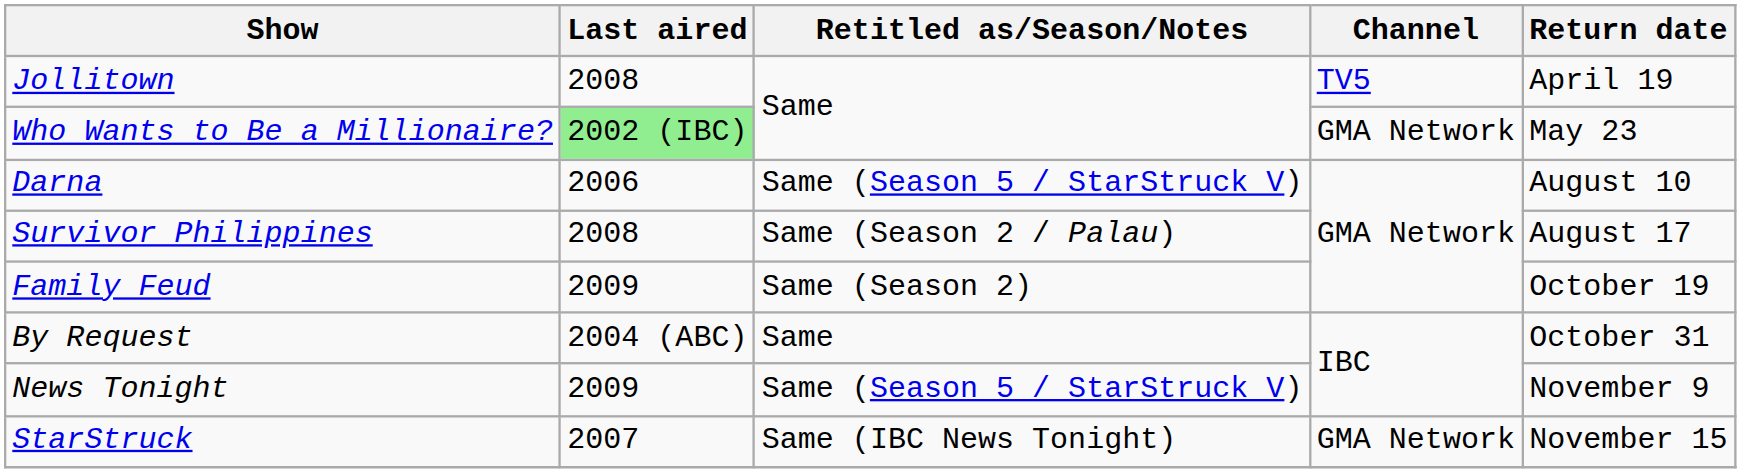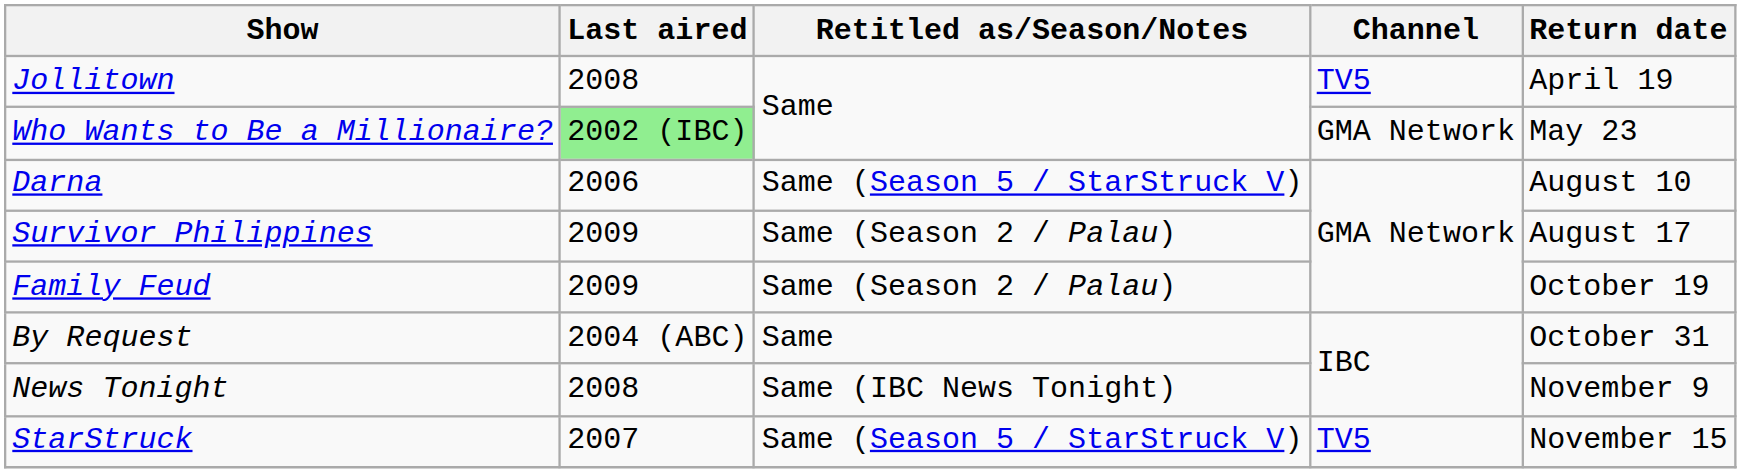(603, 235) 2008 -> (603, 235) 2009
(897, 286) Same (Season 2) -> (969, 286) Same (Season 2 / Palau)
(603, 388) 2009 -> (603, 388) 2008
(1032, 388) Same (Season 5 / StarStruck V) -> (969, 388) Same (IBC News Tonight)
(969, 440) Same (IBC News Tonight) -> (1032, 440) Same (Season 5 / StarStruck V)
(1416, 440) GMA Network -> (1344, 440) TV5
